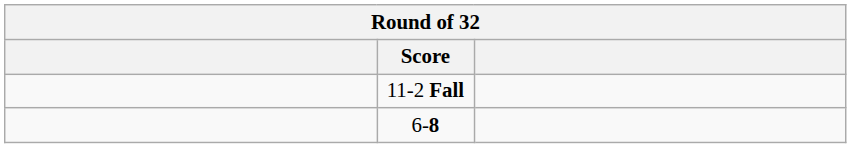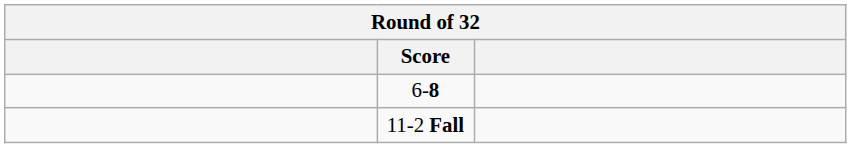rows swapped: (425, 125) <-> (425, 90)
